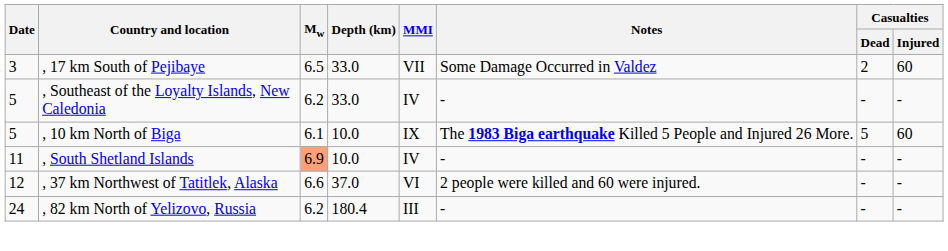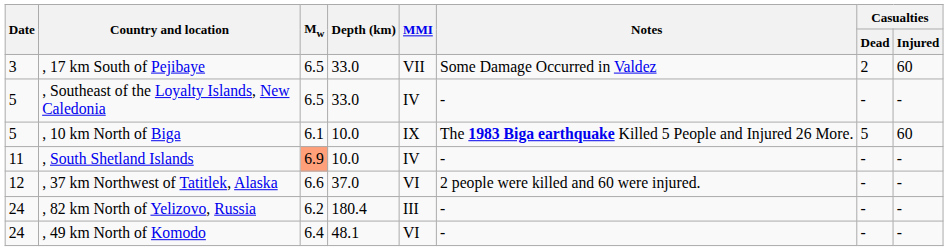(314, 100) 6.2 -> (314, 100) 6.5
+ row: (124, 233)
